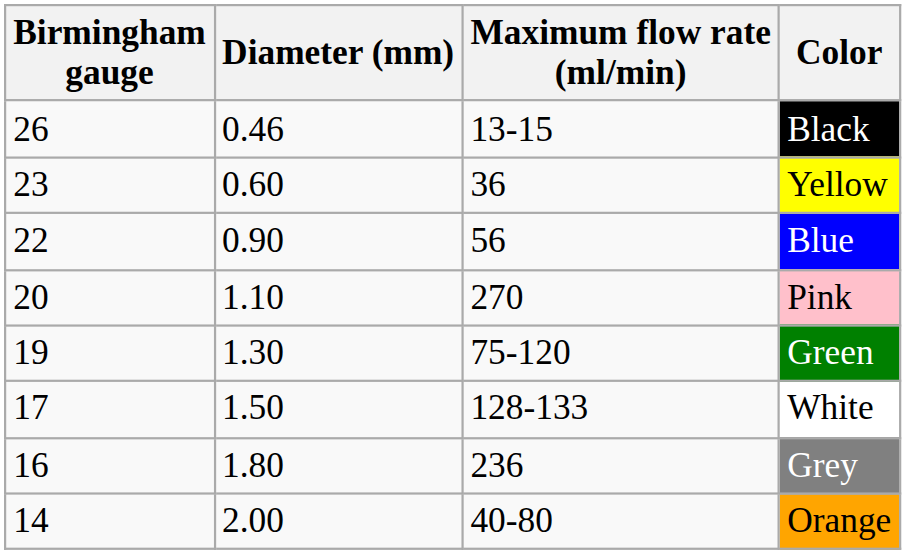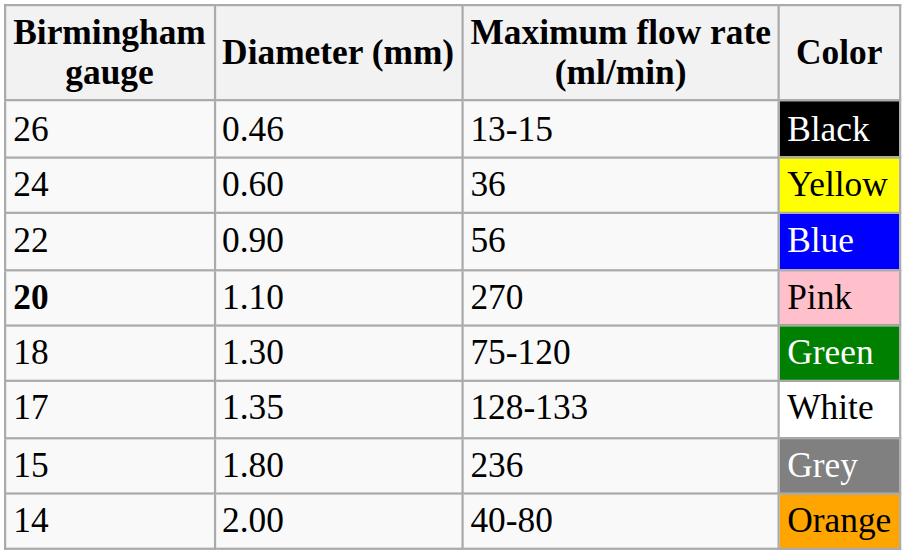(31, 184) 23 -> (31, 184) 24
(31, 296) normal -> (31, 296) bold
(31, 352) 19 -> (31, 352) 18
(253, 408) 1.50 -> (253, 408) 1.35
(31, 464) 16 -> (31, 464) 15
